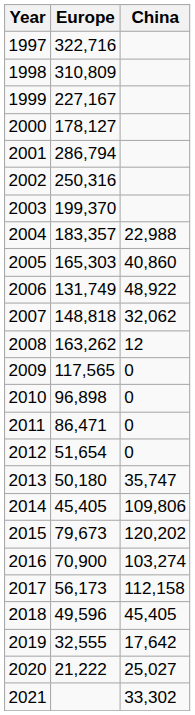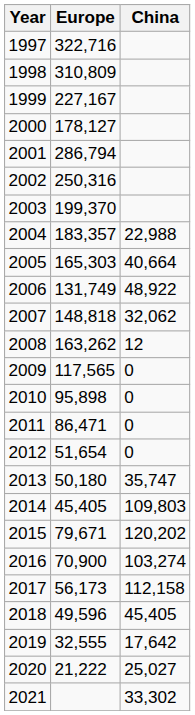(150, 262) 40,860 -> (150, 262) 40,664
(81, 398) 96,898 -> (81, 398) 95,898
(155, 506) 109,806 -> (155, 506) 109,803
(81, 533) 79,673 -> (81, 533) 79,671
